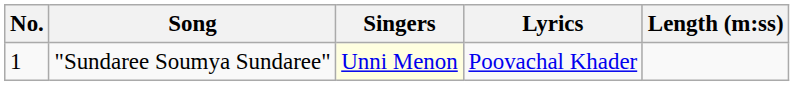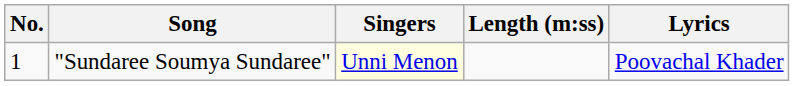columns swapped: (553, 23) <-> (716, 23)
